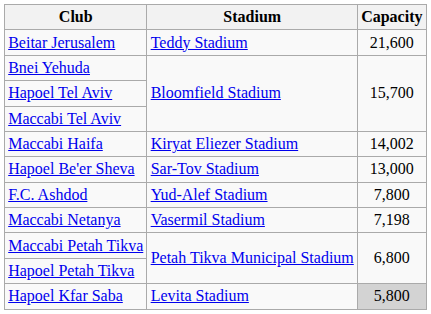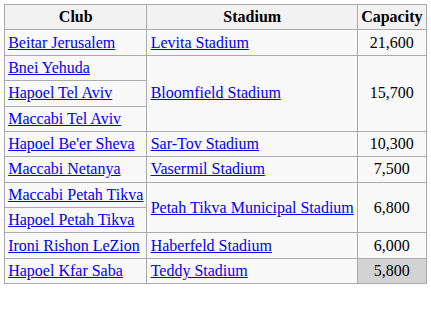(199, 42) Teddy Stadium -> (200, 42) Levita Stadium
- row: (55, 144)
(392, 169) 13,000 -> (392, 144) 10,300
- row: (48, 194)
(392, 220) 7,198 -> (392, 169) 7,500
+ row: (74, 245)
(200, 296) Levita Stadium -> (199, 270) Teddy Stadium
